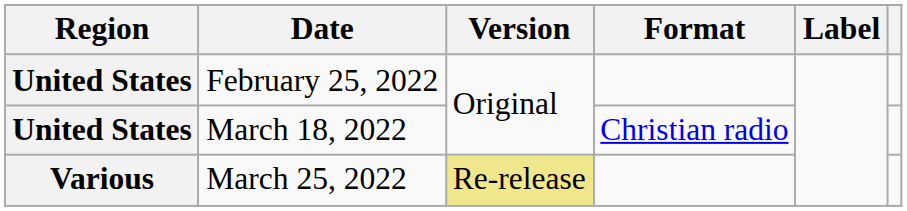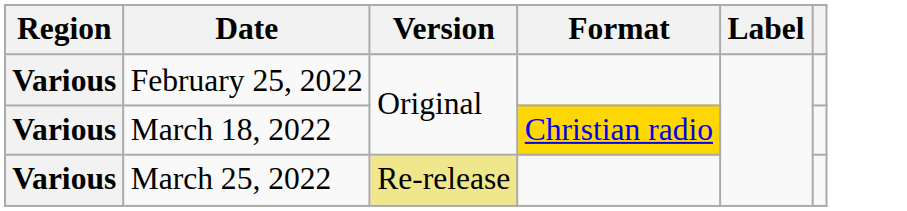(102, 79) United States -> (64, 79) Various
(102, 129) United States -> (64, 129) Various
(694, 129) no background -> (619, 129) gold background
